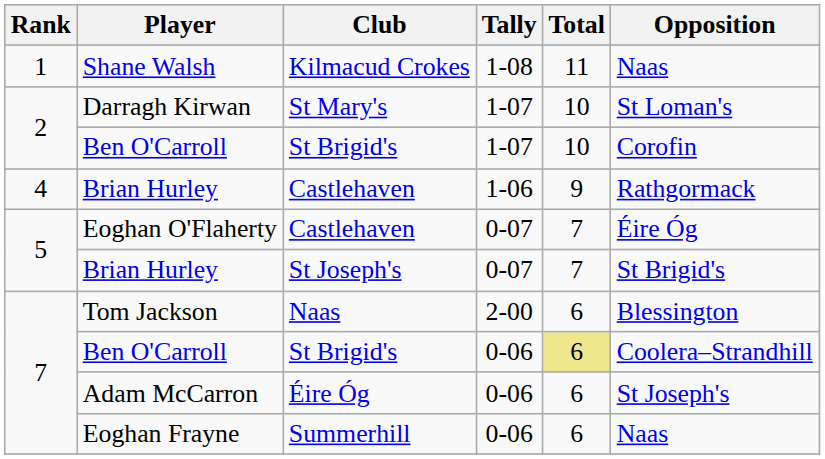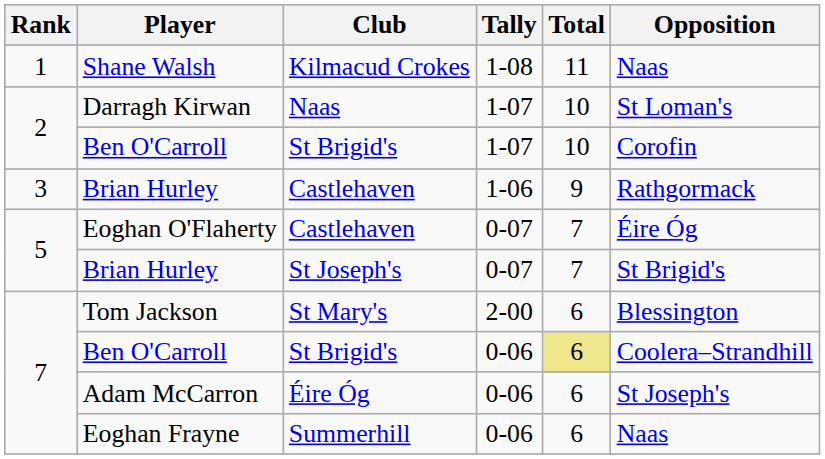(338, 106) St Mary's -> (315, 106) Naas
(41, 188) 4 -> (41, 188) 3
(315, 310) Naas -> (338, 310) St Mary's
